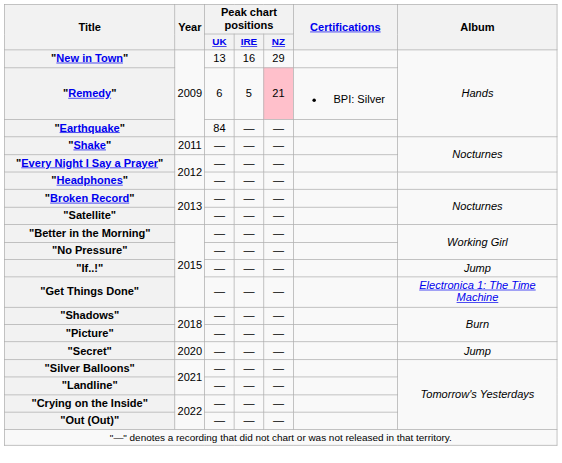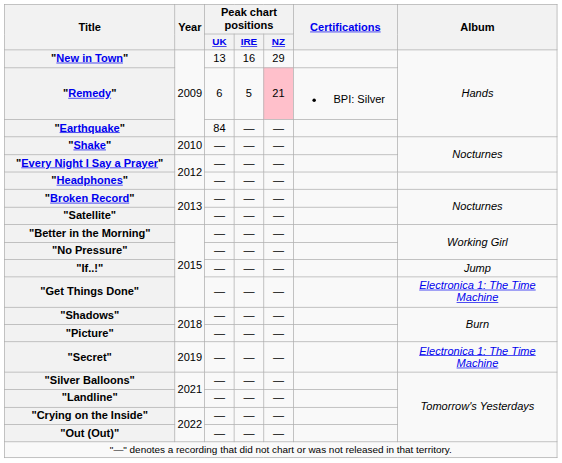(190, 145) 2011 -> (190, 145) 2010
(190, 350) 2020 -> (190, 357) 2019
(477, 350) Jump -> (477, 357) Electronica 1: The Time Machine
